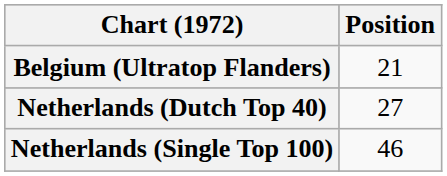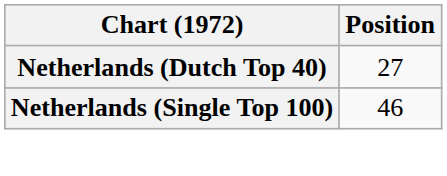- row: (172, 66)
